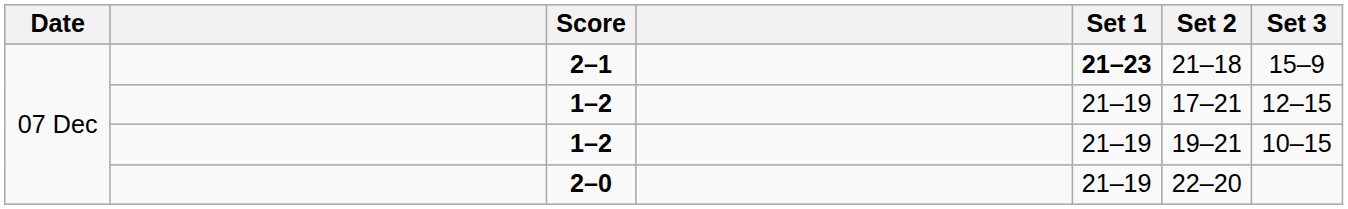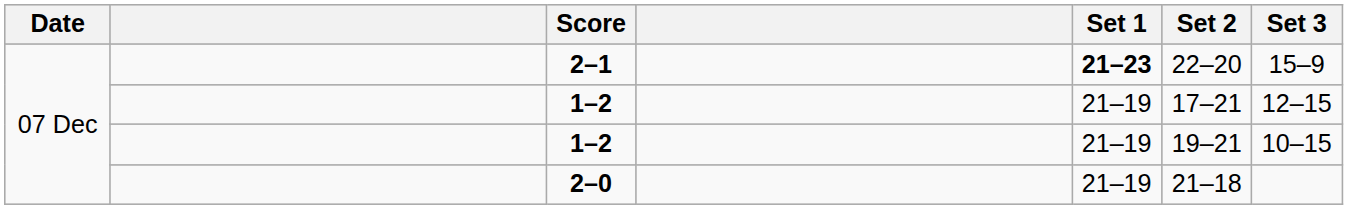(1207, 64) 21–18 -> (1207, 64) 22–20
(1207, 183) 22–20 -> (1207, 183) 21–18
